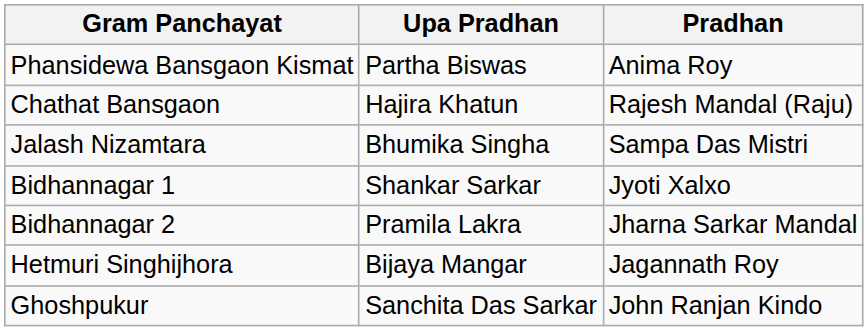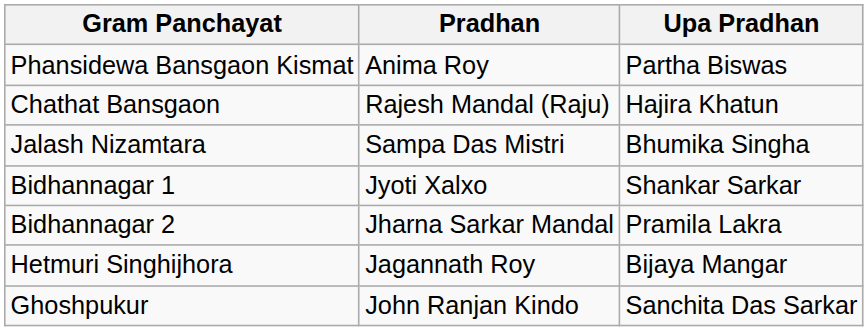columns swapped: (733, 24) <-> (481, 24)
